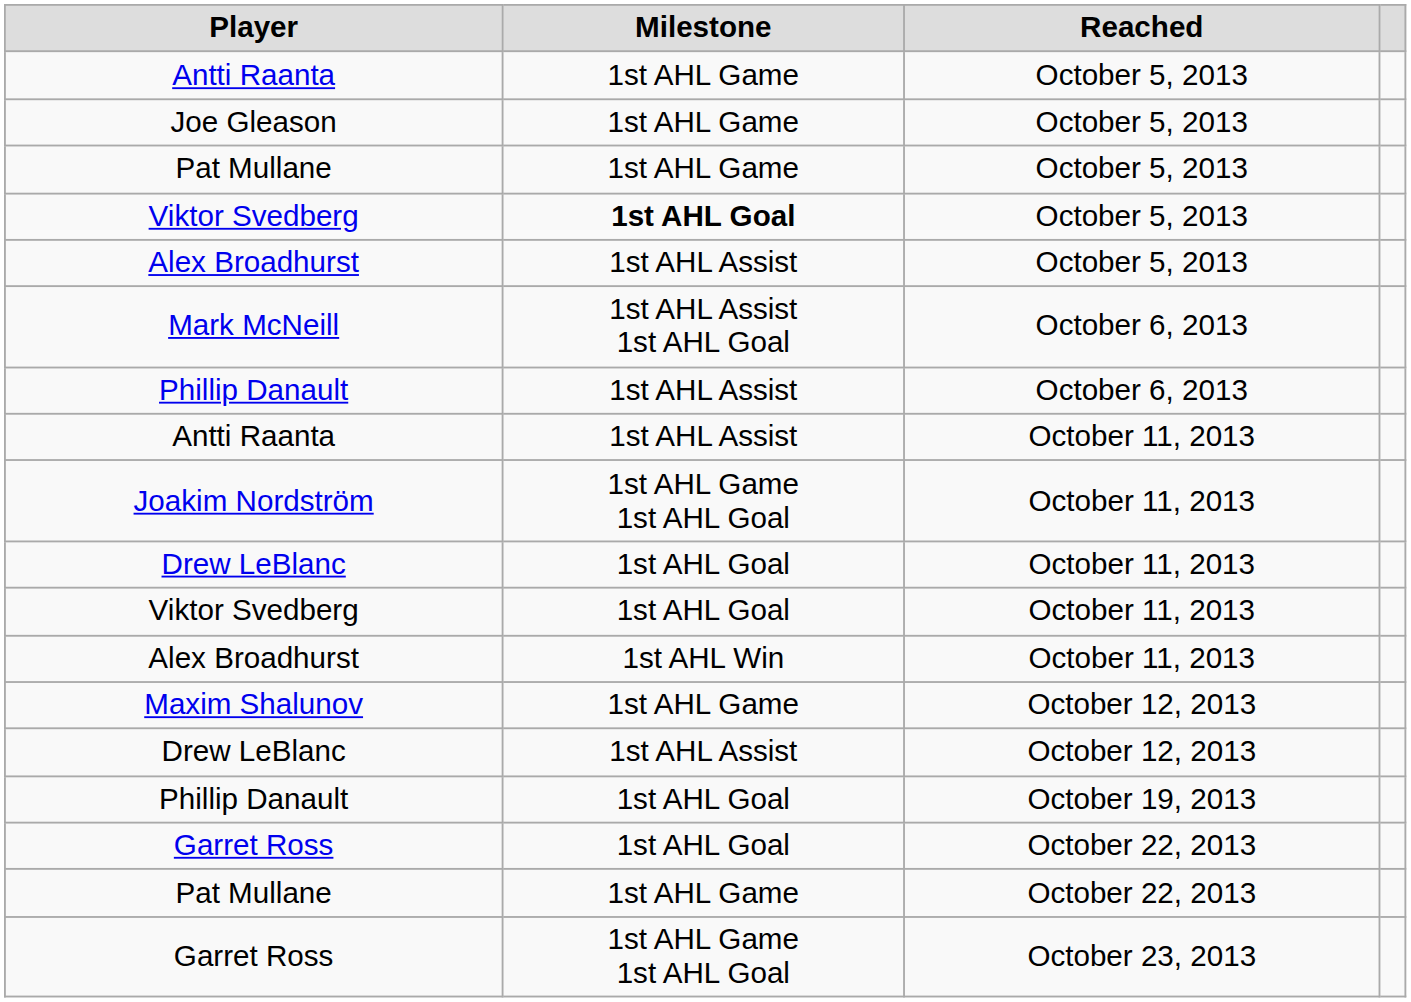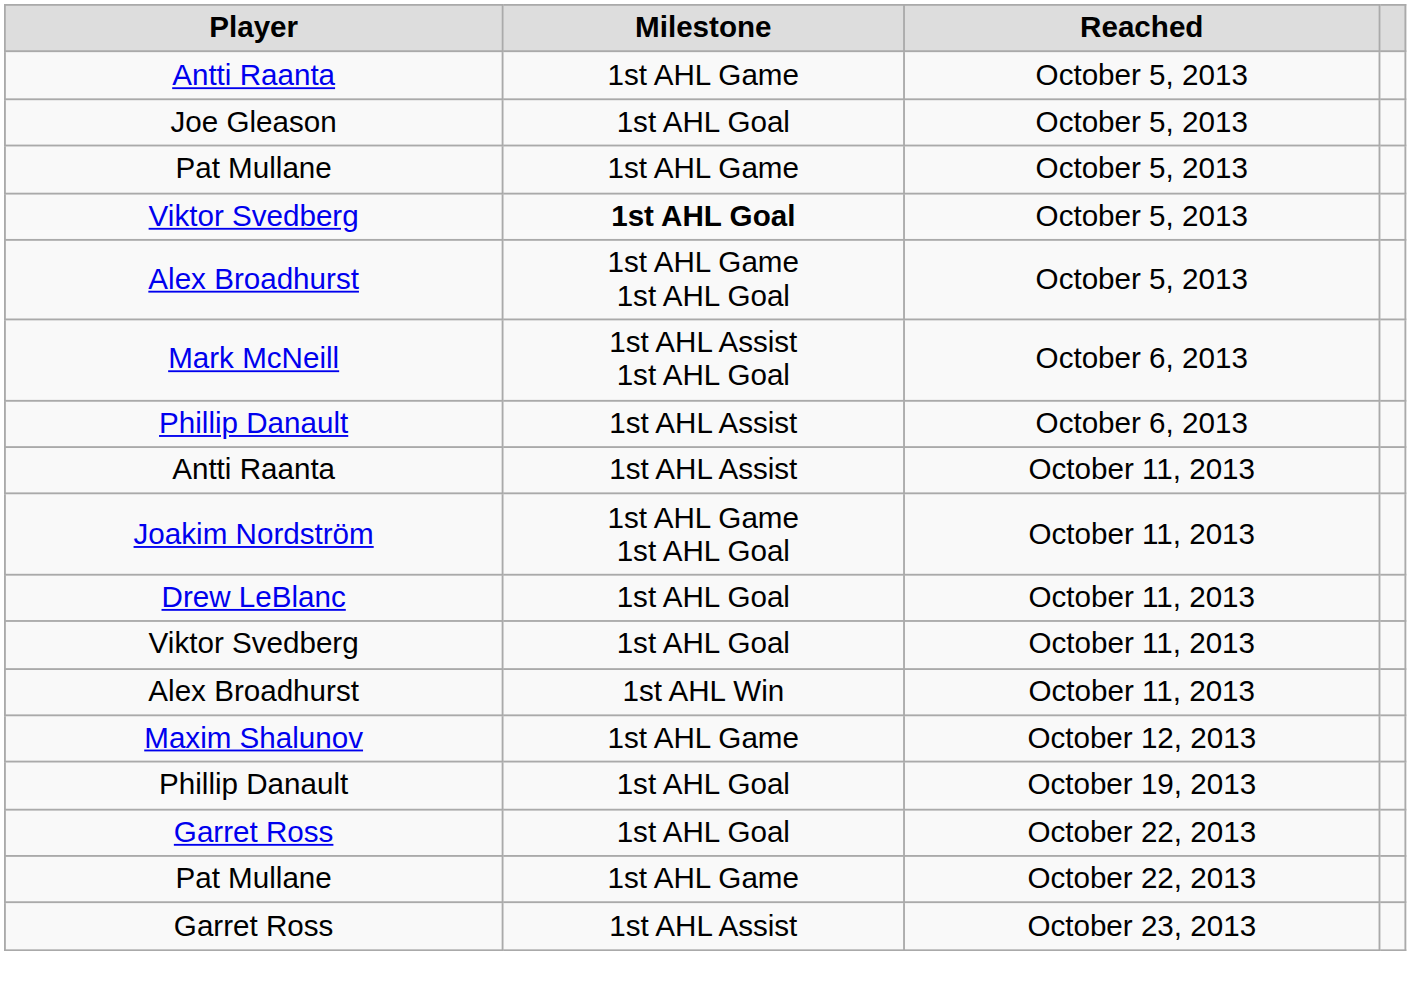(703, 121) 1st AHL Game -> (703, 121) 1st AHL Goal
(703, 262) 1st AHL Assist -> (703, 279) 1st AHL Game 1st AHL Goal
- row: (254, 751)
(703, 956) 1st AHL Game 1st AHL Goal -> (703, 925) 1st AHL Assist
